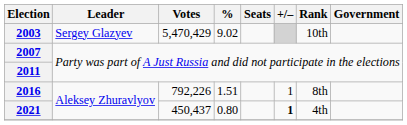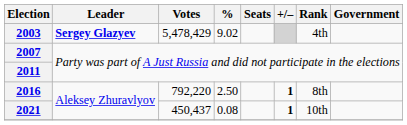(94, 33) normal -> (95, 33) bold
(187, 33) 5,470,429 -> (187, 33) 5,478,429
(317, 33) 10th -> (320, 33) 4th
(191, 91) 792,226 -> (191, 91) 792,220
(228, 91) 1.51 -> (228, 91) 2.50
(290, 91) normal -> (290, 91) bold
(228, 110) 0.80 -> (228, 110) 0.08
(320, 110) 4th -> (317, 110) 10th
